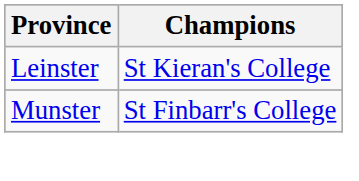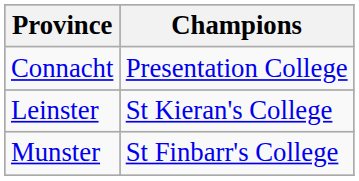+ row: (62, 68)
